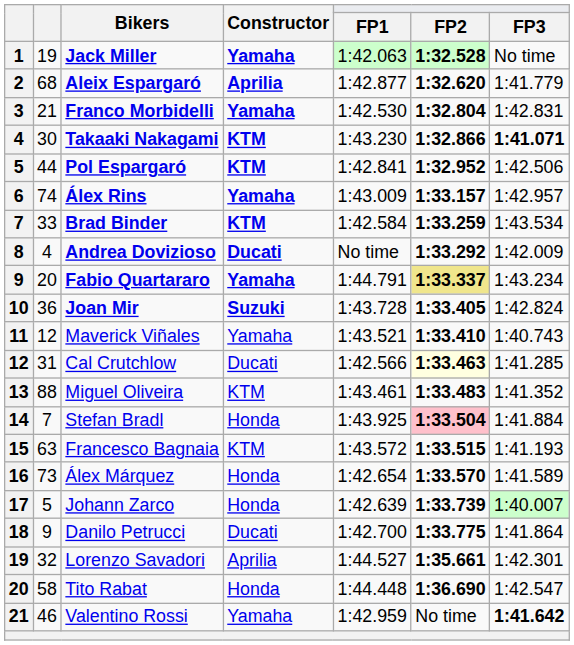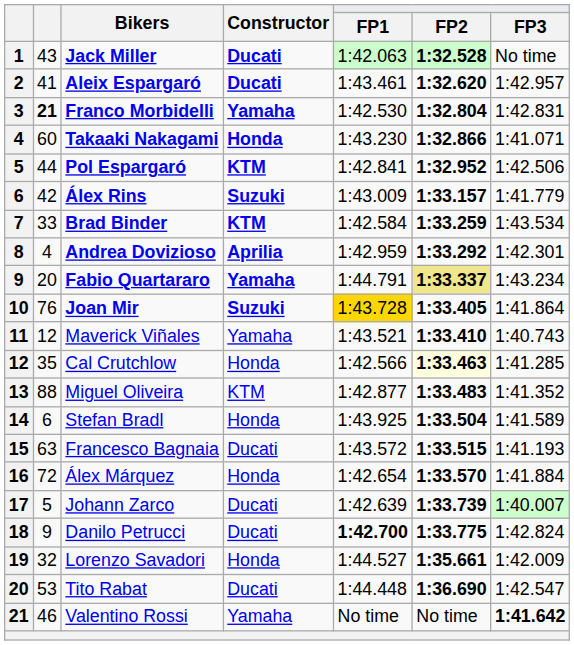(47, 55) 19 -> (47, 55) 43
(261, 55) Yamaha -> (254, 55) Ducati
(47, 83) 68 -> (47, 83) 41
(255, 83) Aprilia -> (254, 83) Ducati
(372, 83) 1:42.877 -> (372, 83) 1:43.461
(529, 83) 1:41.779 -> (530, 83) 1:42.957
(47, 111) normal -> (47, 111) bold
(47, 139) 30 -> (47, 139) 60
(247, 139) KTM -> (255, 139) Honda
(529, 139) bold -> (530, 139) normal
(47, 195) 74 -> (47, 195) 42
(261, 195) Yamaha -> (256, 195) Suzuki
(529, 195) 1:42.957 -> (530, 195) 1:41.779
(254, 251) Ducati -> (255, 251) Aprilia
(368, 251) No time -> (372, 251) 1:42.959
(529, 251) 1:42.009 -> (530, 251) 1:42.301
(47, 308) 36 -> (47, 308) 76
(372, 308) no background -> (372, 308) gold background
(529, 308) 1:42.824 -> (530, 308) 1:41.864
(47, 364) 31 -> (47, 364) 35
(252, 364) Ducati -> (253, 364) Honda
(372, 392) 1:43.461 -> (372, 392) 1:42.877
(47, 420) 7 -> (47, 420) 6
(451, 420) pink background -> (451, 420) no background
(529, 420) 1:41.884 -> (530, 420) 1:41.589
(246, 448) KTM -> (252, 448) Ducati
(47, 476) 73 -> (47, 476) 72
(529, 476) 1:41.589 -> (530, 476) 1:41.884
(253, 504) Honda -> (252, 504) Ducati
(372, 532) normal -> (373, 532) bold
(529, 532) 1:41.864 -> (530, 532) 1:42.824
(252, 560) Aprilia -> (253, 560) Honda
(529, 560) 1:42.301 -> (530, 560) 1:42.009
(47, 588) 58 -> (47, 588) 53
(253, 588) Honda -> (252, 588) Ducati
(372, 616) 1:42.959 -> (368, 616) No time
